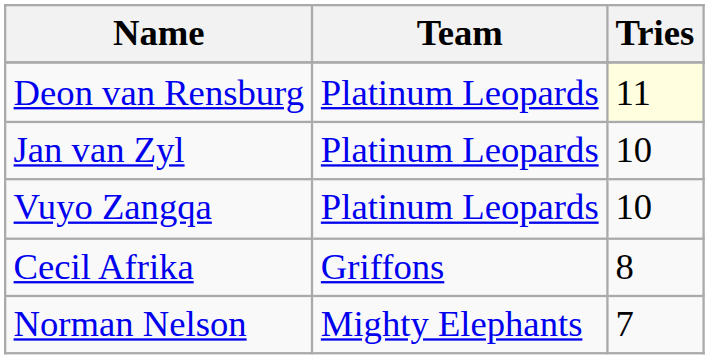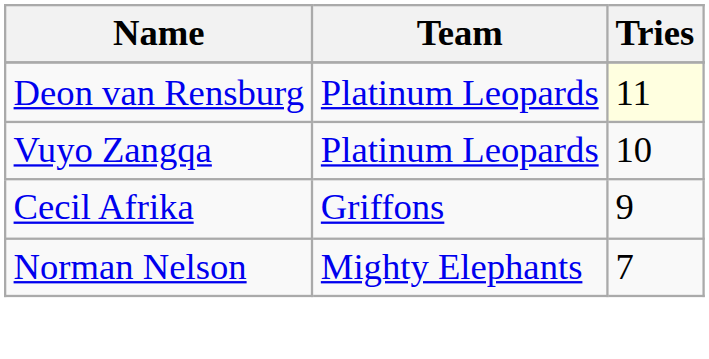- row: (99, 149)
(625, 265) 8 -> (625, 207) 9
